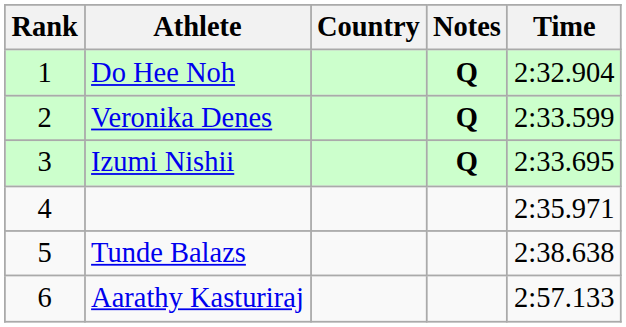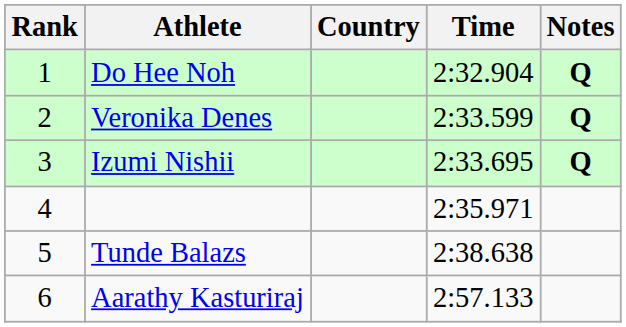columns swapped: (564, 27) <-> (467, 27)
